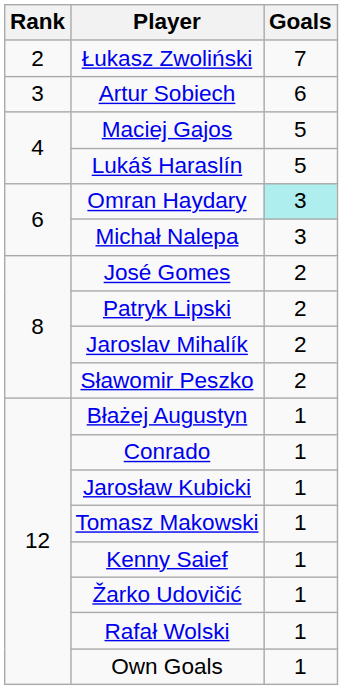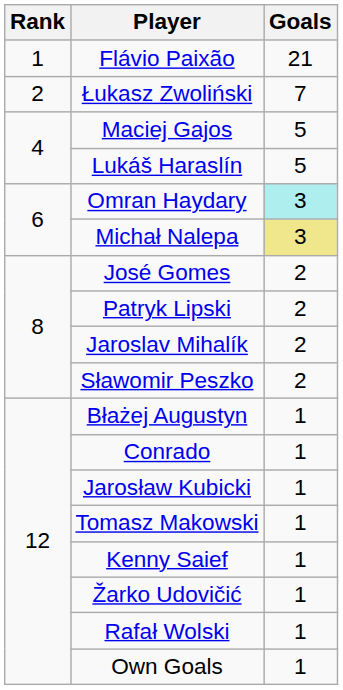+ row: (167, 58)
- row: (167, 93)
(300, 237) no background -> (300, 237) khaki background
